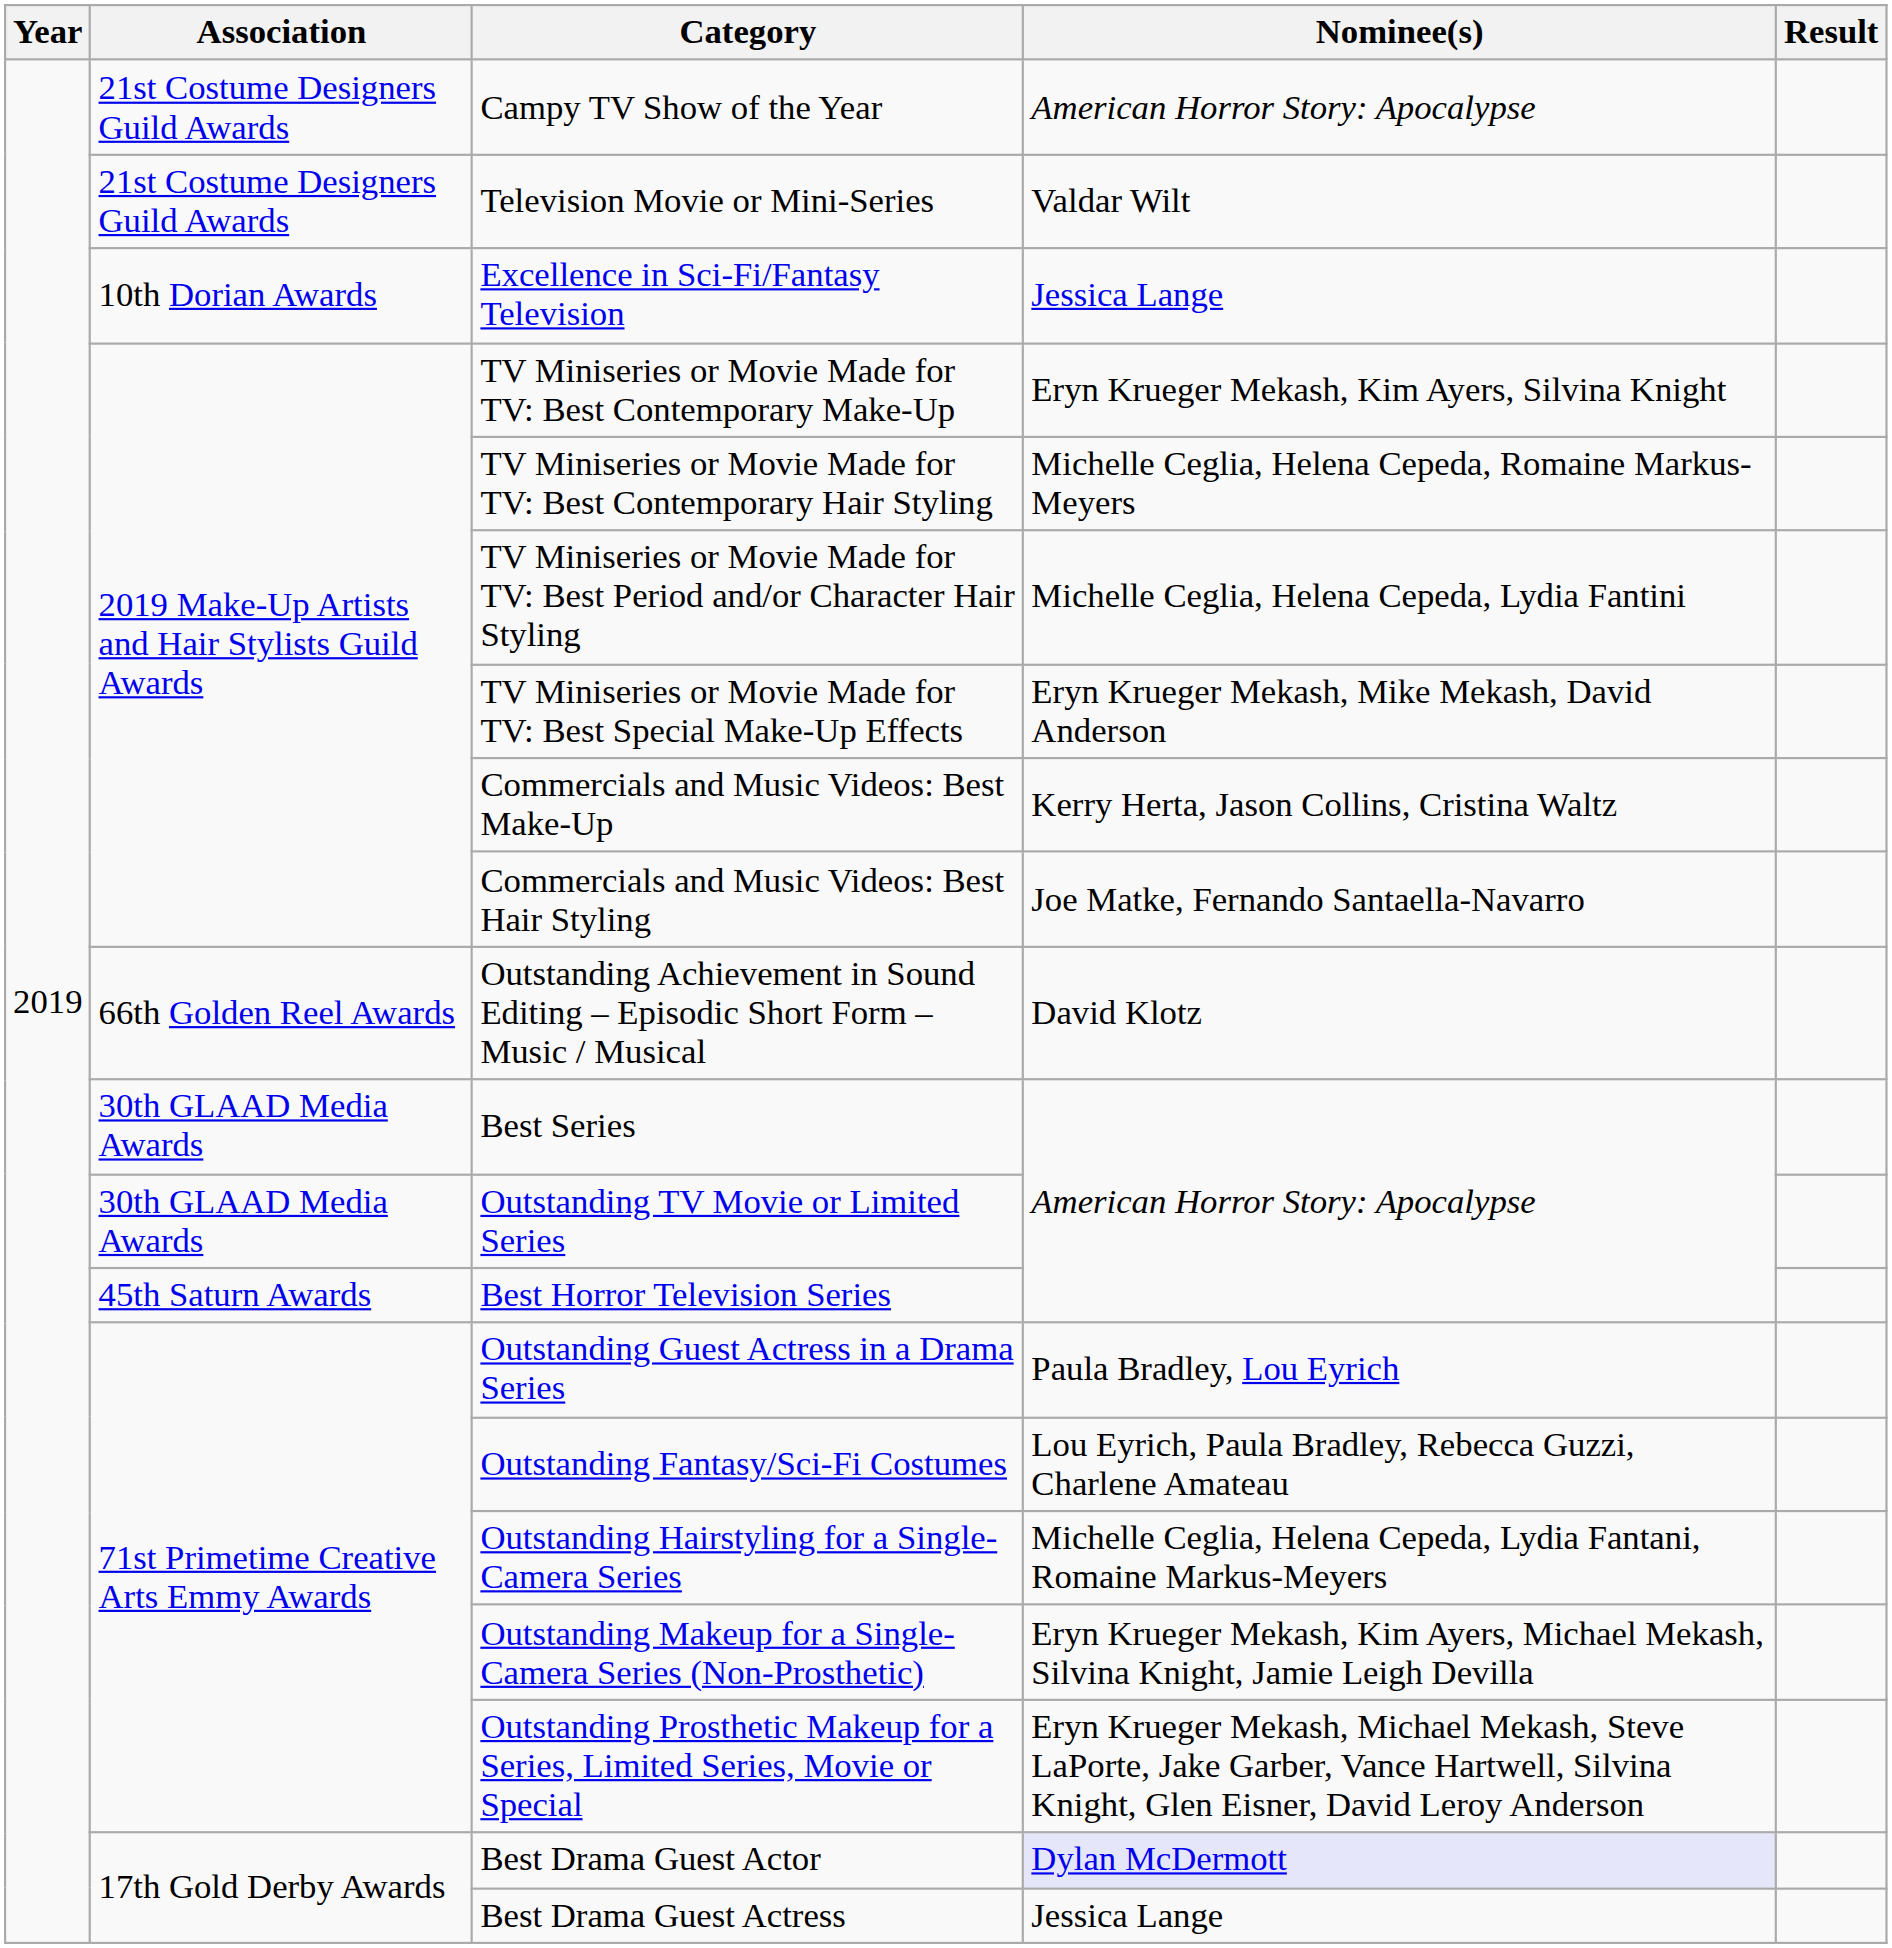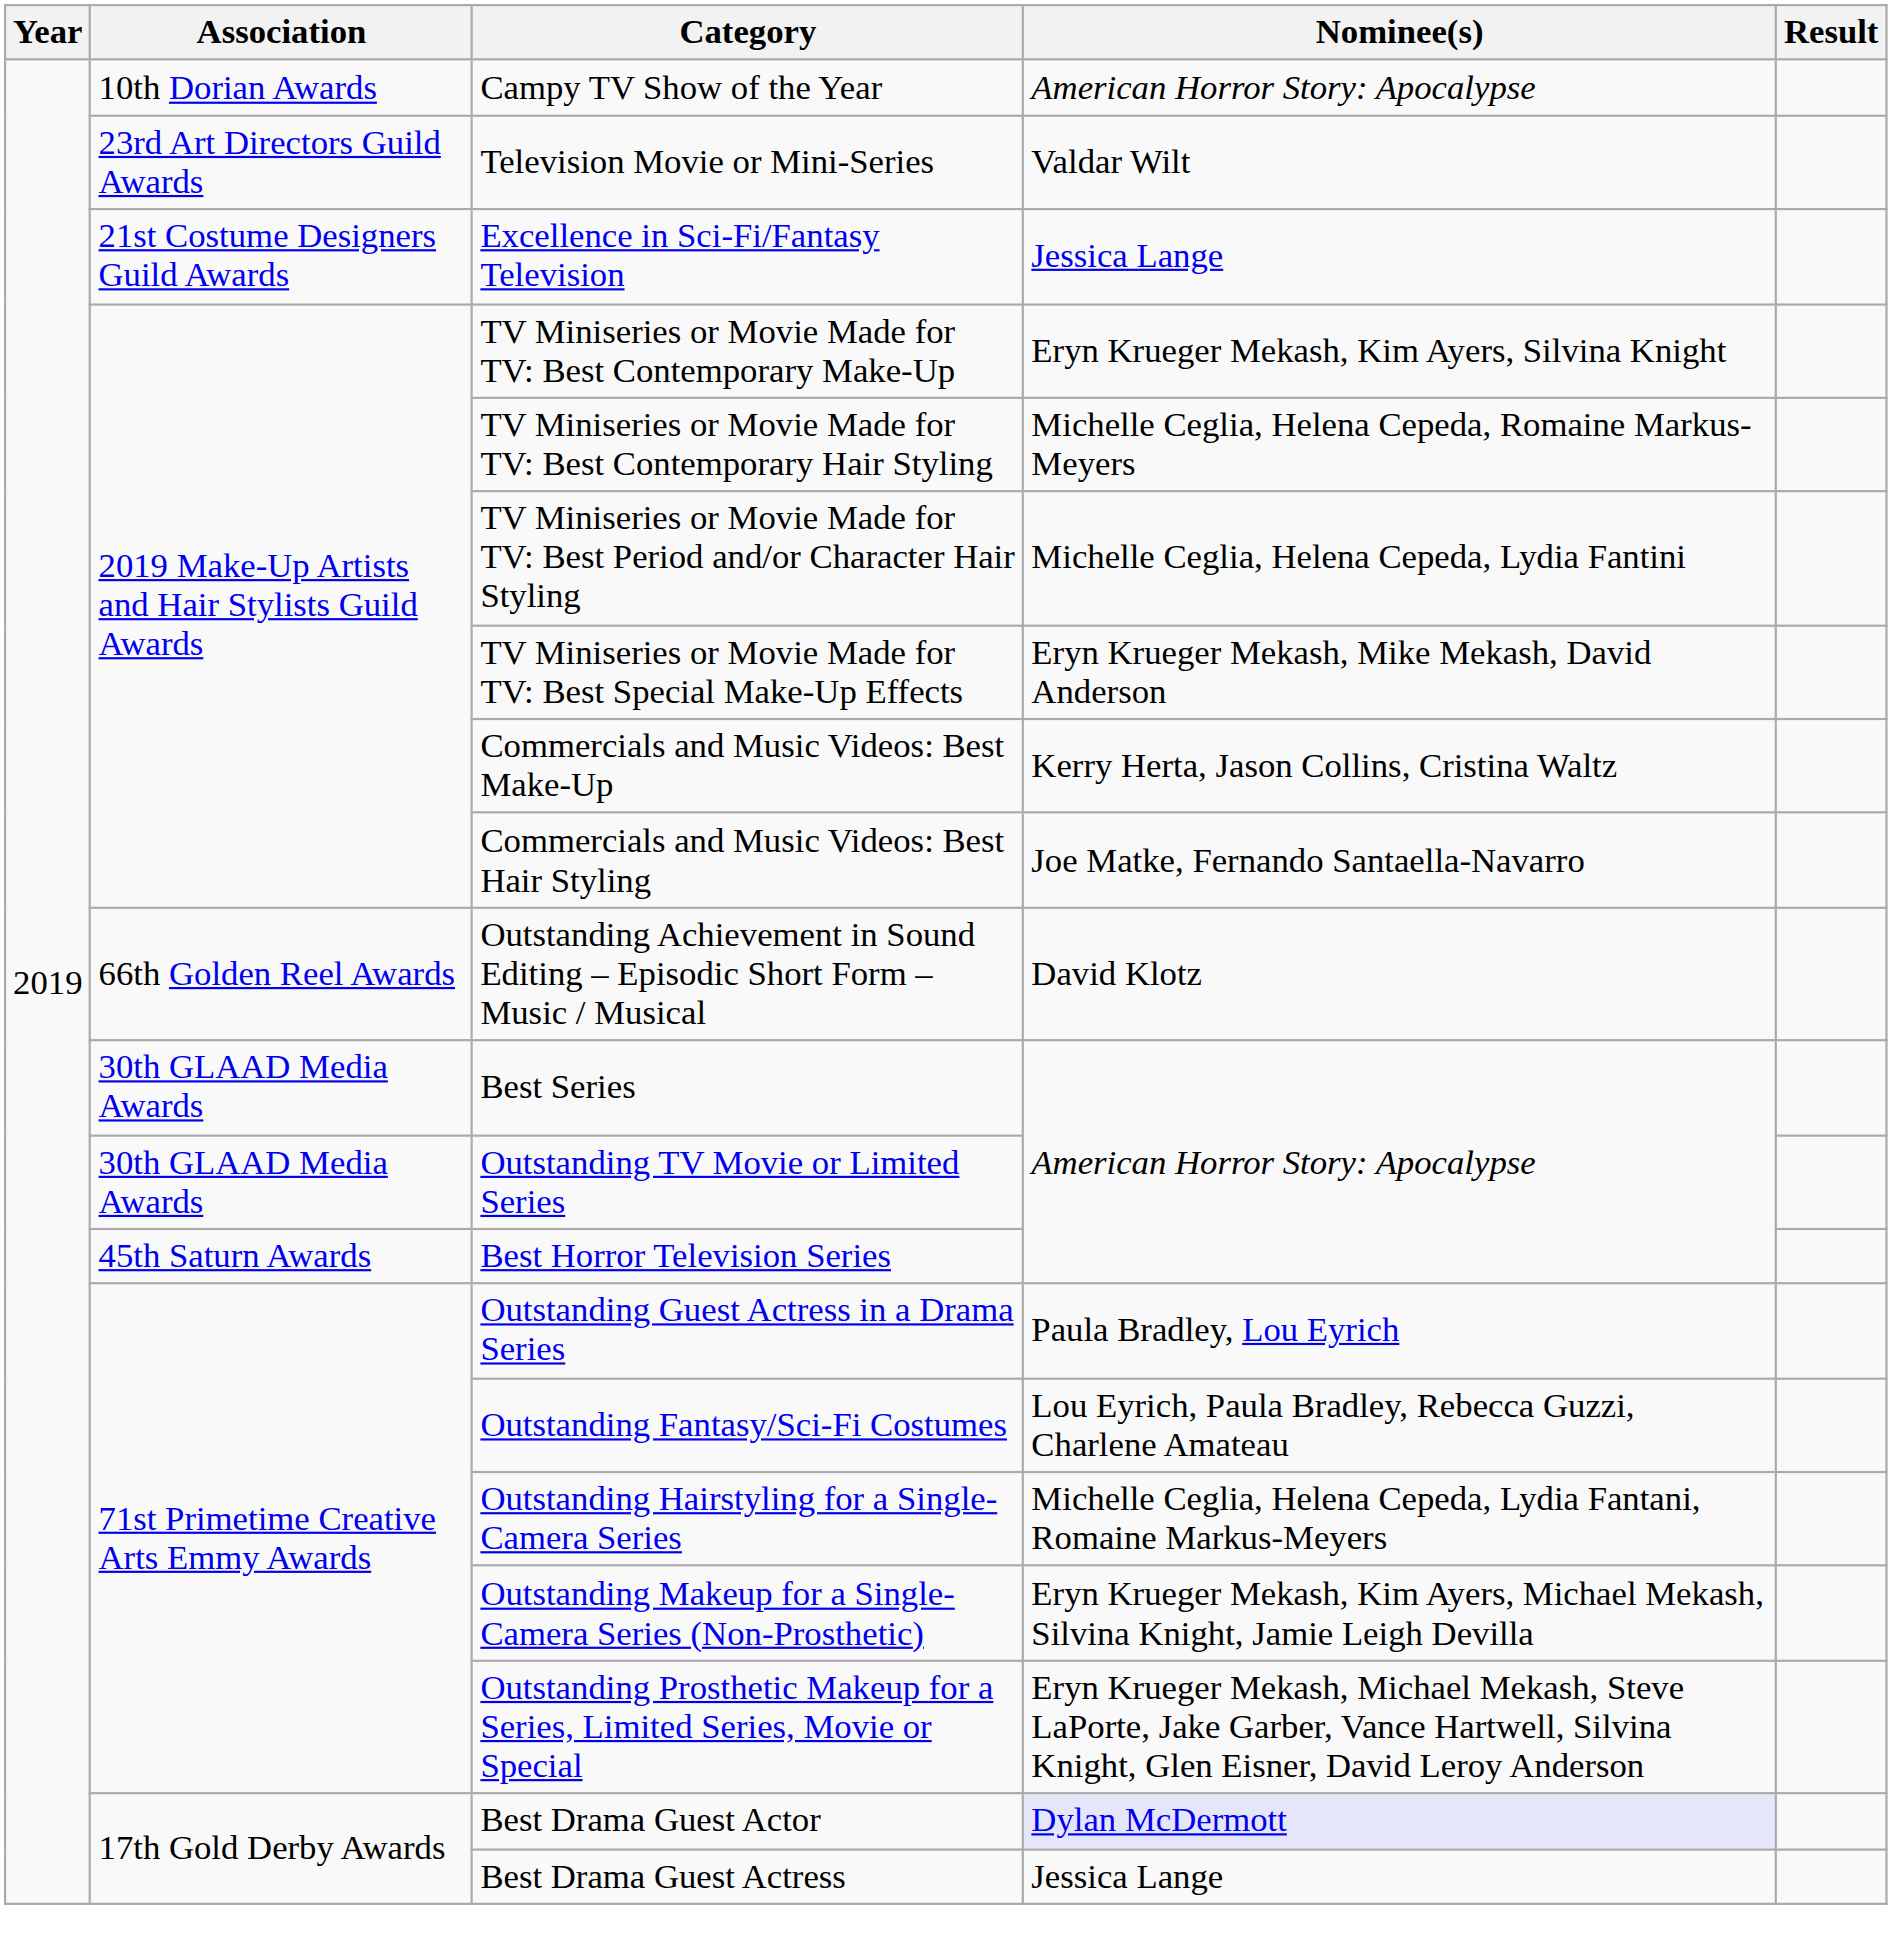(267, 106) 21st Costume Designers Guild Awards -> (238, 87) 10th Dorian Awards
(267, 200) 21st Costume Designers Guild Awards -> (270, 161) 23rd Art Directors Guild Awards
(238, 294) 10th Dorian Awards -> (267, 255) 21st Costume Designers Guild Awards
